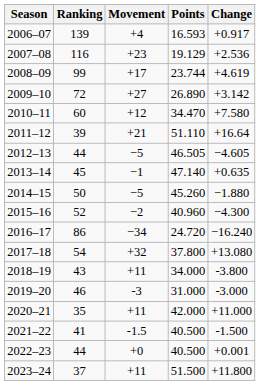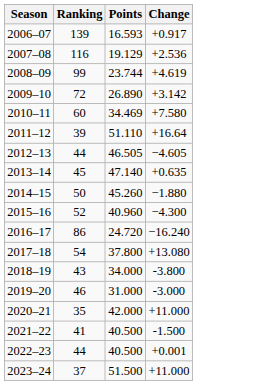- column: (137, 14)
(188, 113) 34.470 -> (125, 113) 34.469
(232, 370) +11.800 -> (169, 370) +11.000
